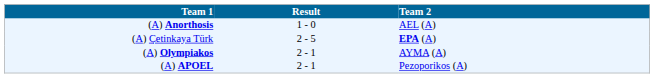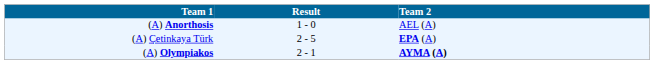(423, 52) normal -> (423, 52) bold
- row: (187, 66)
